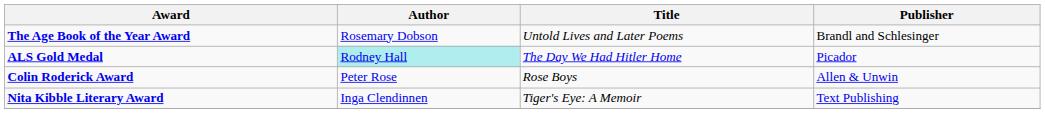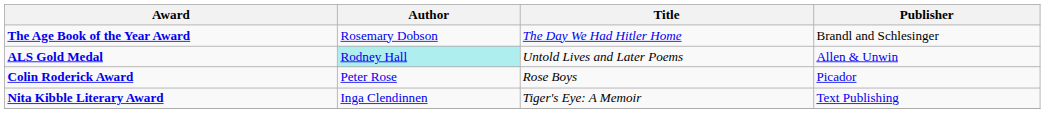(603, 35) Untold Lives and Later Poems -> (602, 35) The Day We Had Hitler Home
(602, 56) The Day We Had Hitler Home -> (603, 56) Untold Lives and Later Poems
(836, 56) Picador -> (857, 56) Allen & Unwin
(857, 77) Allen & Unwin -> (836, 77) Picador
